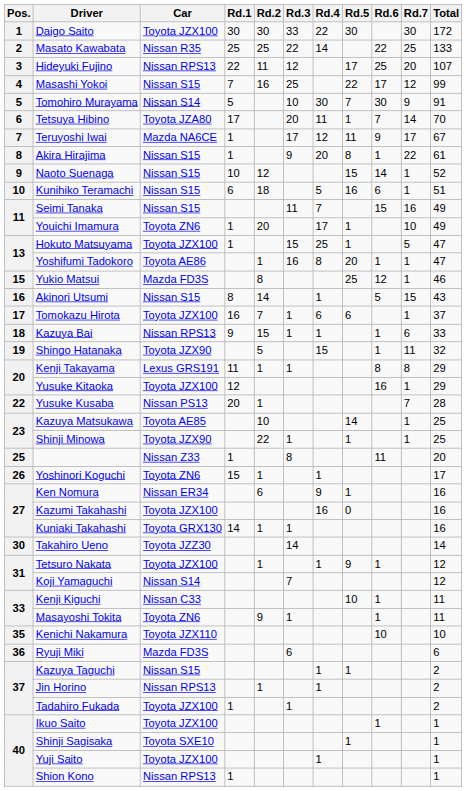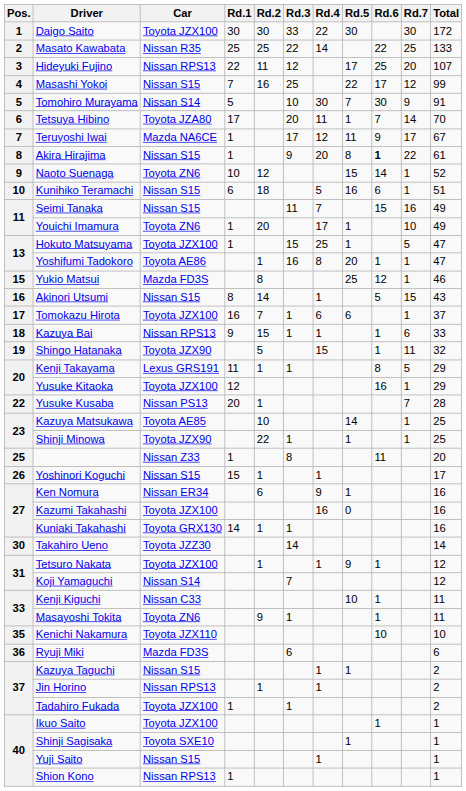(378, 155) normal -> (378, 155) bold
(172, 173) Nissan S15 -> (172, 173) Toyota ZN6
(407, 368) 8 -> (407, 368) 5
(172, 475) Toyota ZN6 -> (172, 475) Nissan S15
(180, 759) Toyota JZX100 -> (172, 759) Nissan S15
